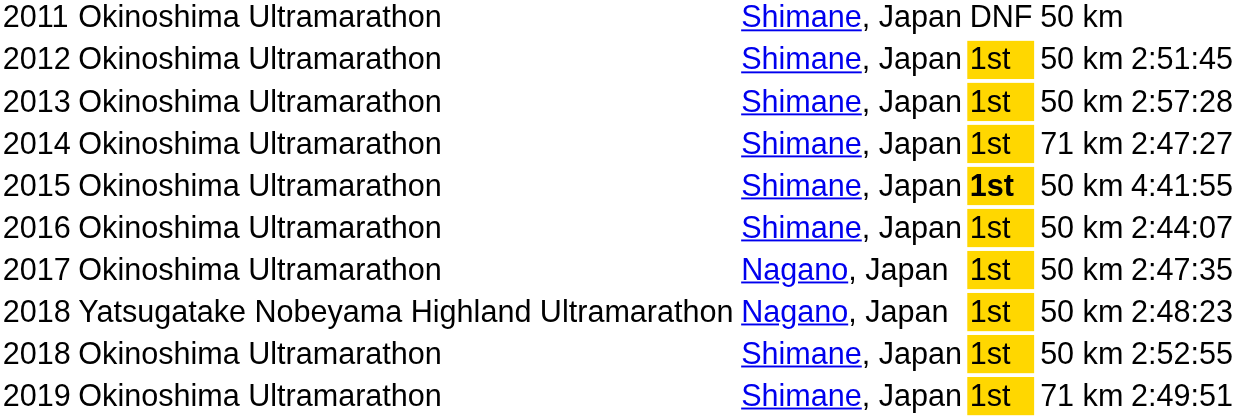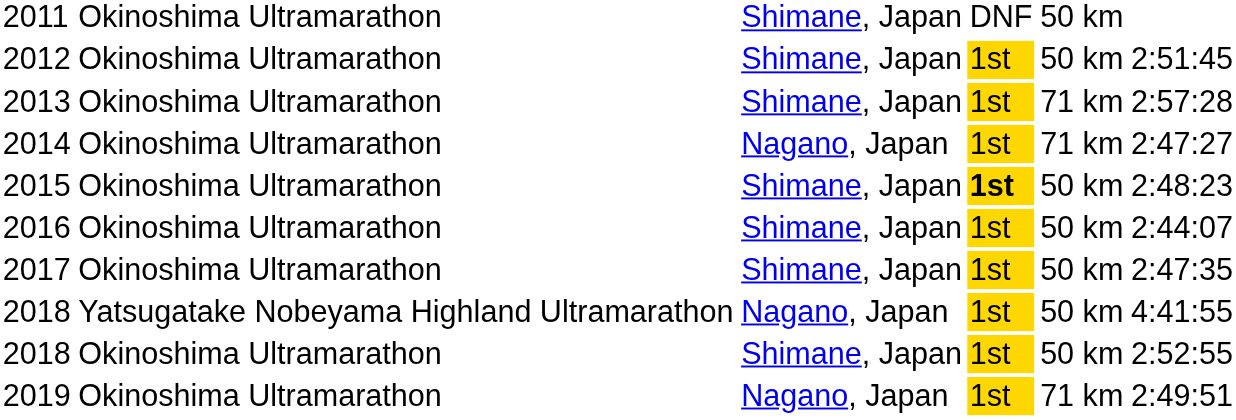(1082, 101) 50 km -> (1082, 101) 71 km
(852, 143) Shimane, Japan -> (845, 143) Nagano, Japan
(1182, 185) 4:41:55 -> (1182, 185) 2:48:23
(845, 269) Nagano, Japan -> (852, 269) Shimane, Japan
(1182, 311) 2:48:23 -> (1182, 311) 4:41:55
(852, 395) Shimane, Japan -> (845, 395) Nagano, Japan
